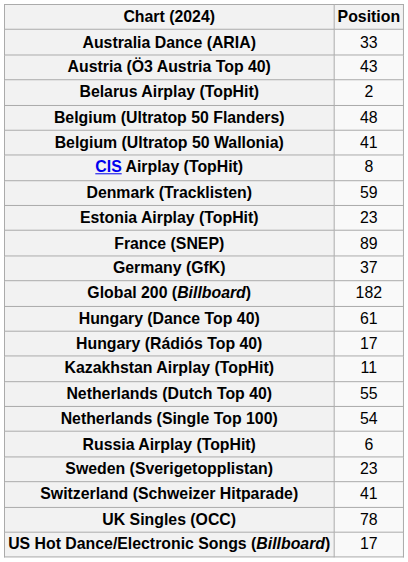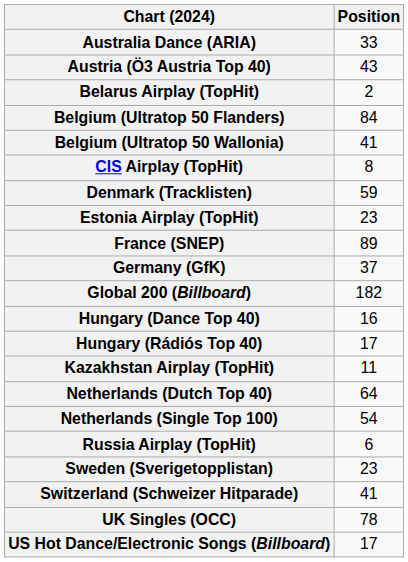(369, 117) 48 -> (369, 117) 84
(369, 318) 61 -> (369, 318) 16
(369, 393) 55 -> (369, 393) 64
